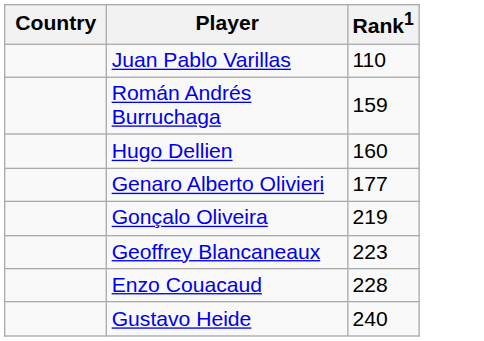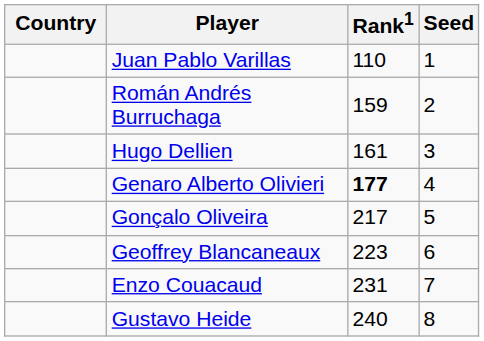+ column: (449, 24)
(370, 151) 160 -> (370, 151) 161
(370, 184) normal -> (370, 184) bold
(370, 218) 219 -> (370, 218) 217
(370, 285) 228 -> (370, 285) 231
